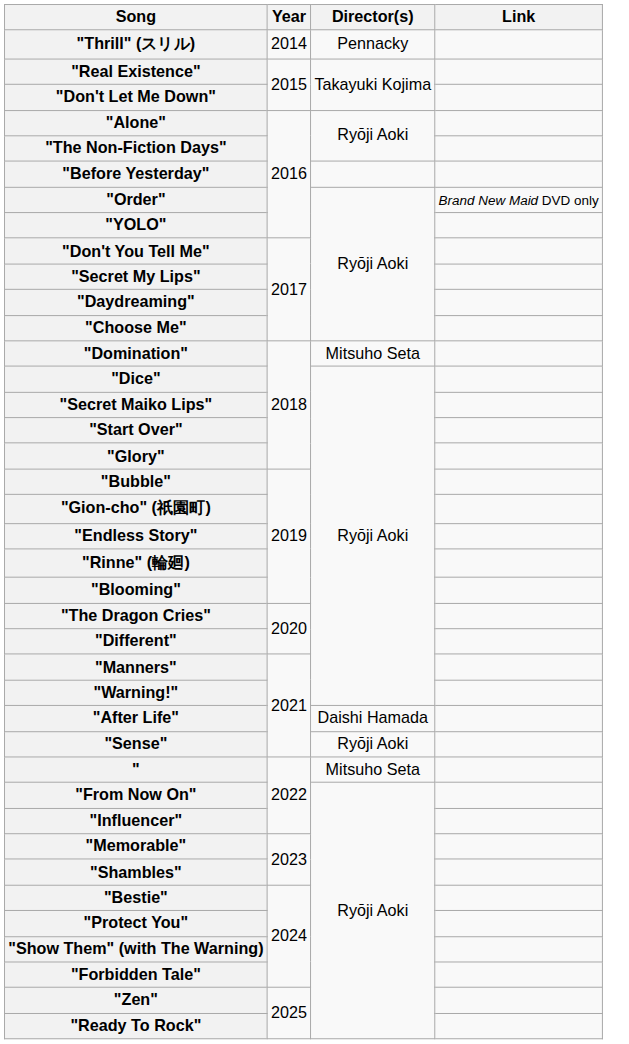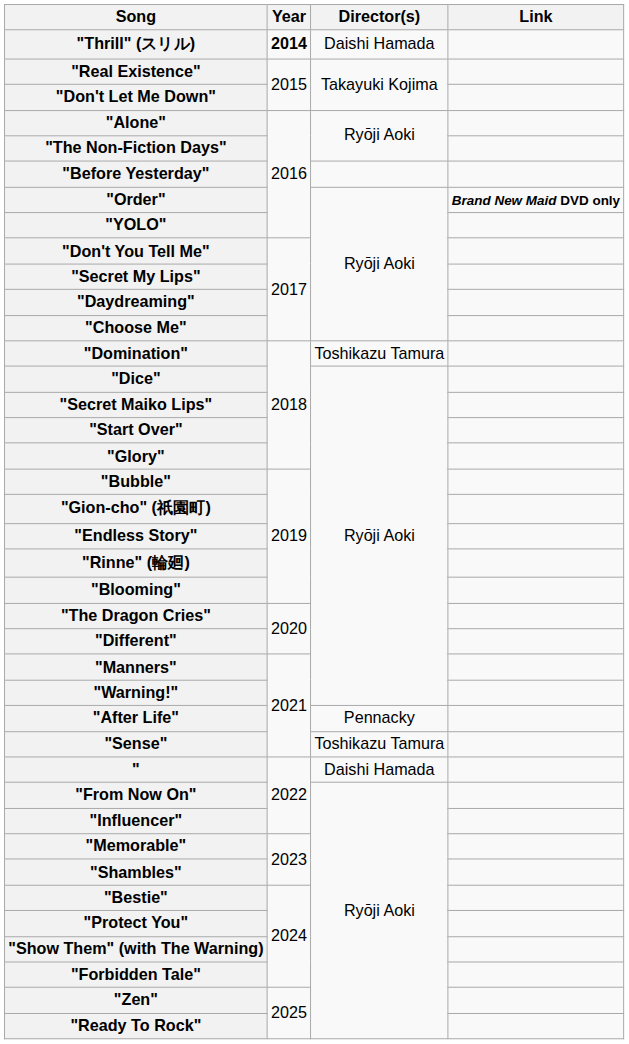(289, 44) normal -> (289, 44) bold
(373, 44) Pennacky -> (379, 44) Daishi Hamada
(519, 200) normal -> (536, 199) bold
(373, 353) Mitsuho Seta -> (379, 353) Toshikazu Tamura
(373, 718) Daishi Hamada -> (379, 718) Pennacky
(373, 744) Ryōji Aoki -> (379, 744) Toshikazu Tamura
(373, 769) Mitsuho Seta -> (379, 769) Daishi Hamada
